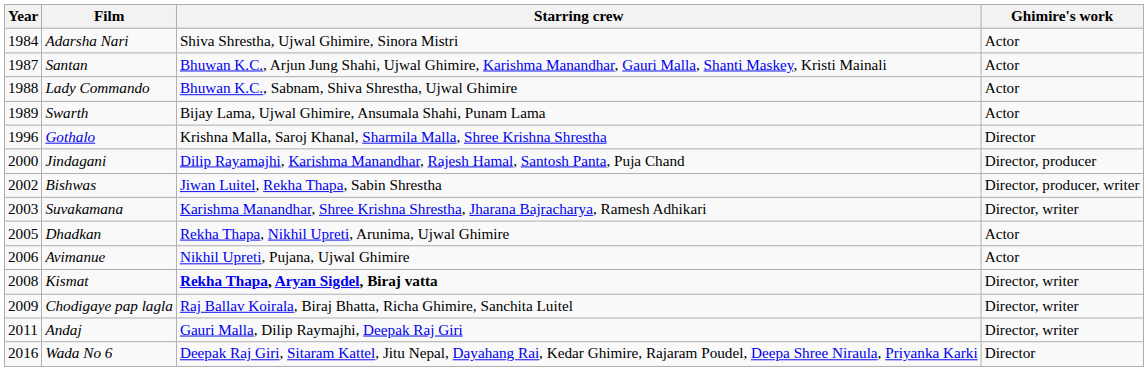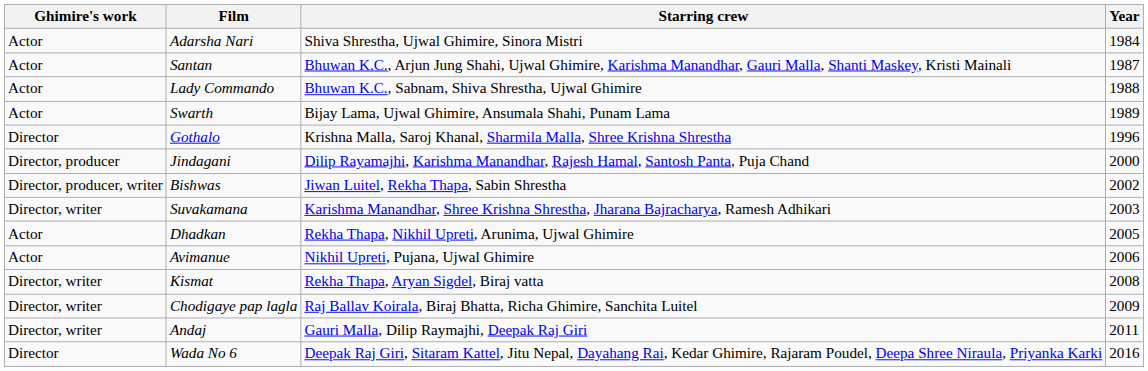columns swapped: (23, 16) <-> (1062, 16)
(309, 281) bold -> (424, 281) normal
